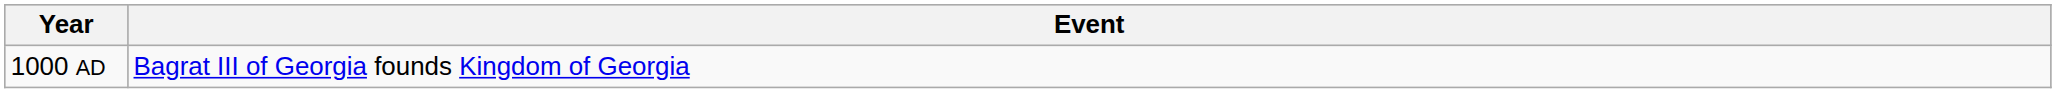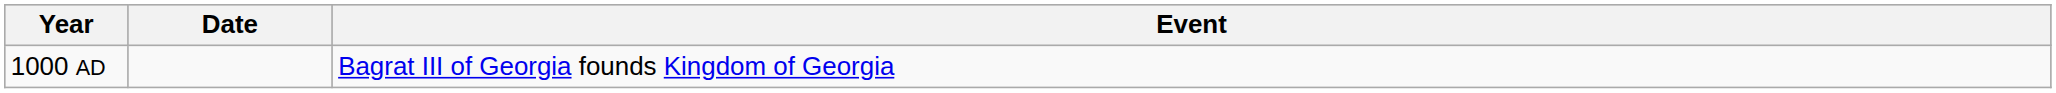+ column: (230, 25)
